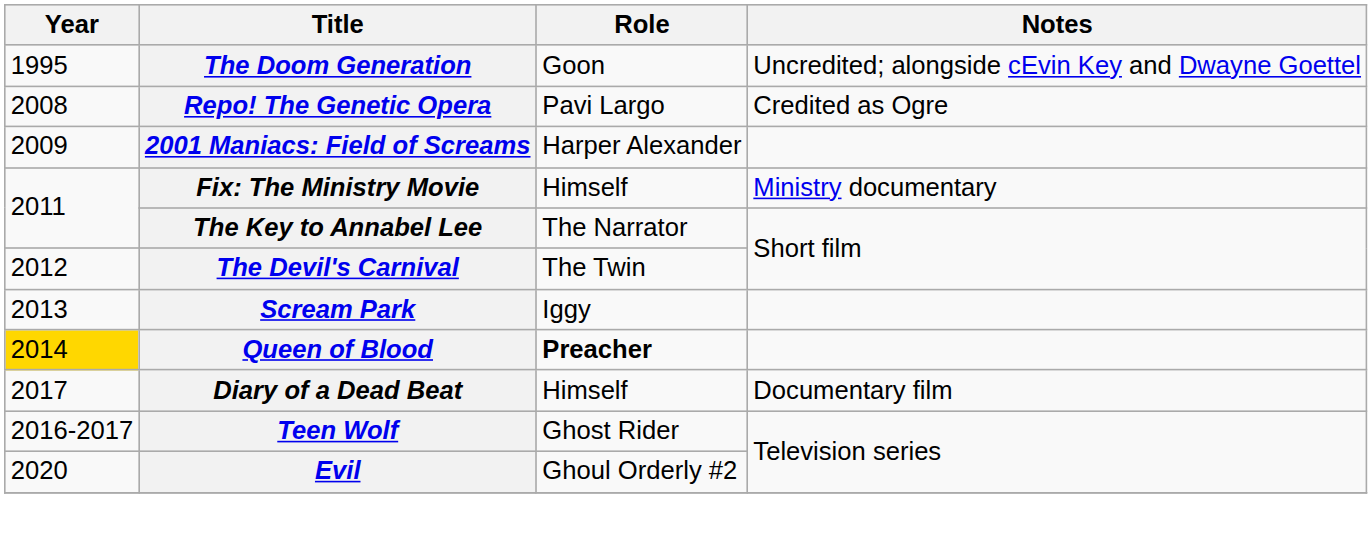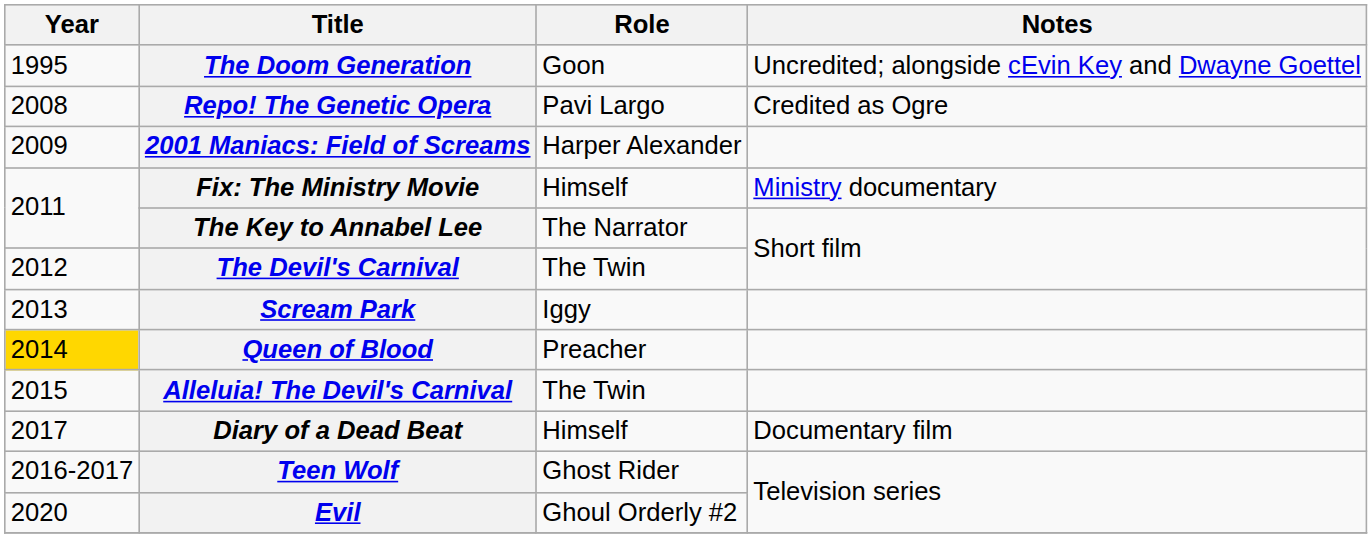(597, 349) bold -> (594, 349) normal
+ row: (338, 390)
